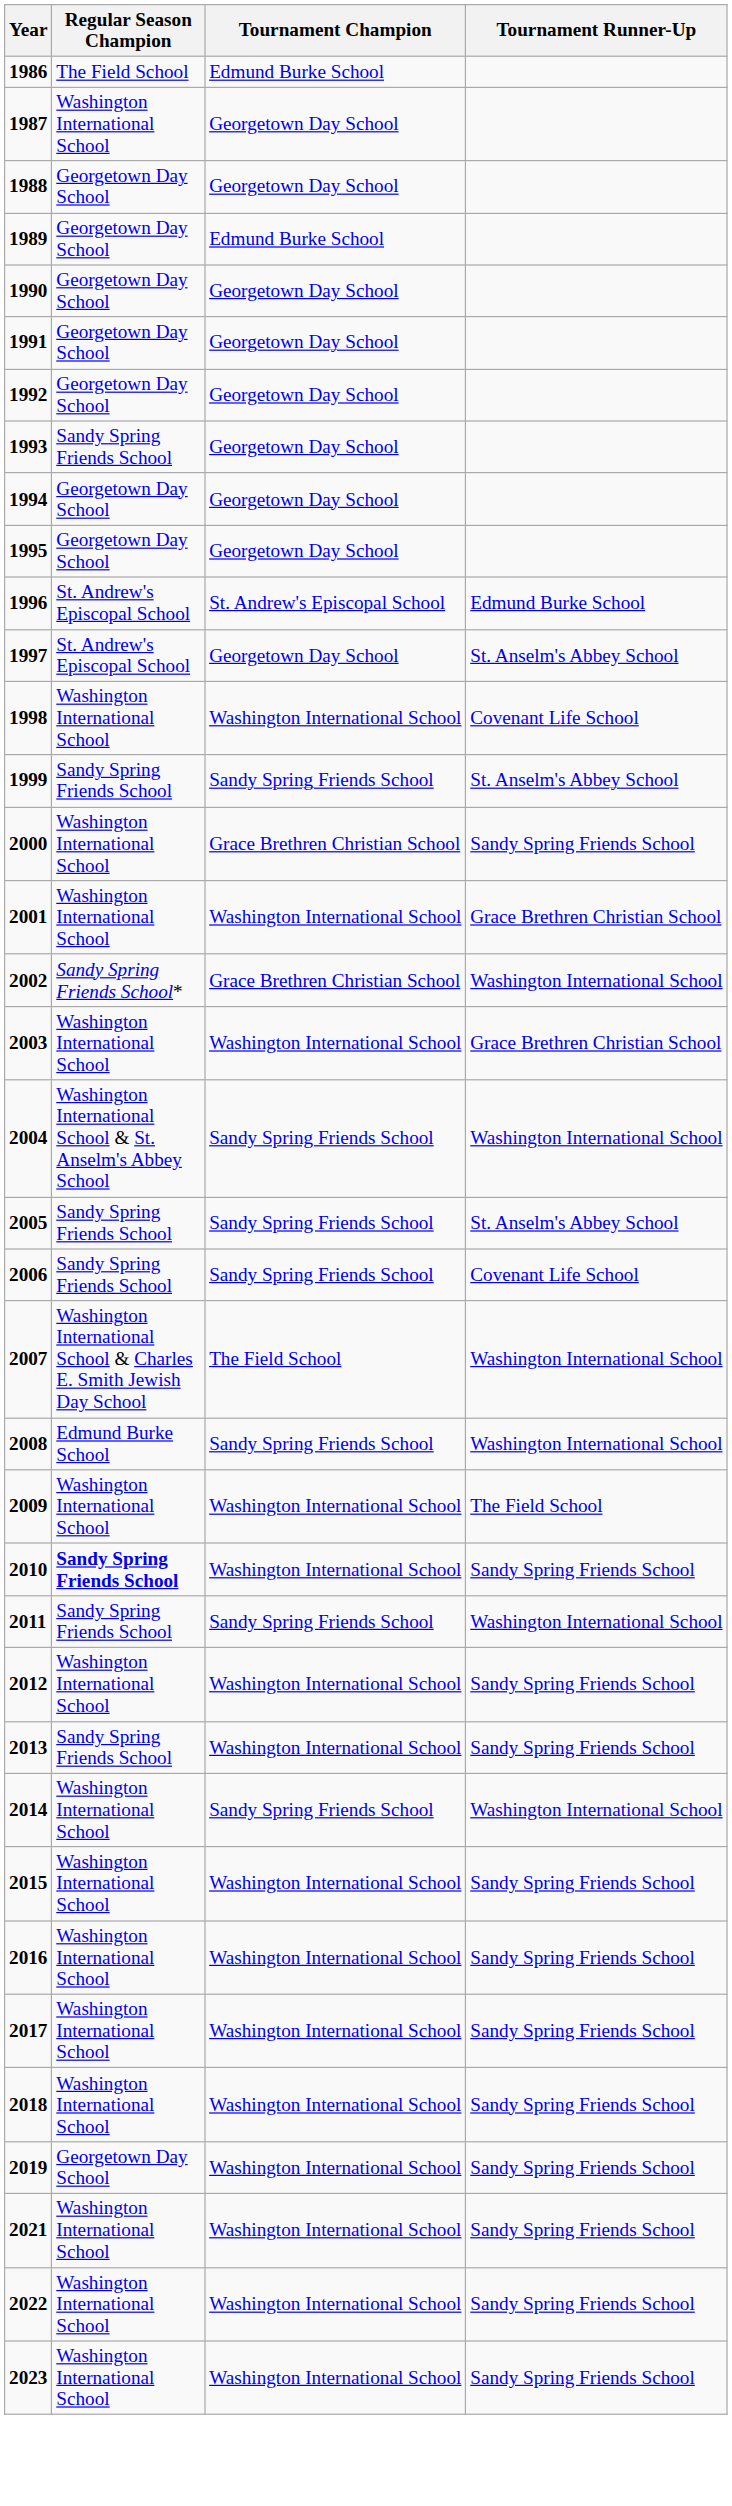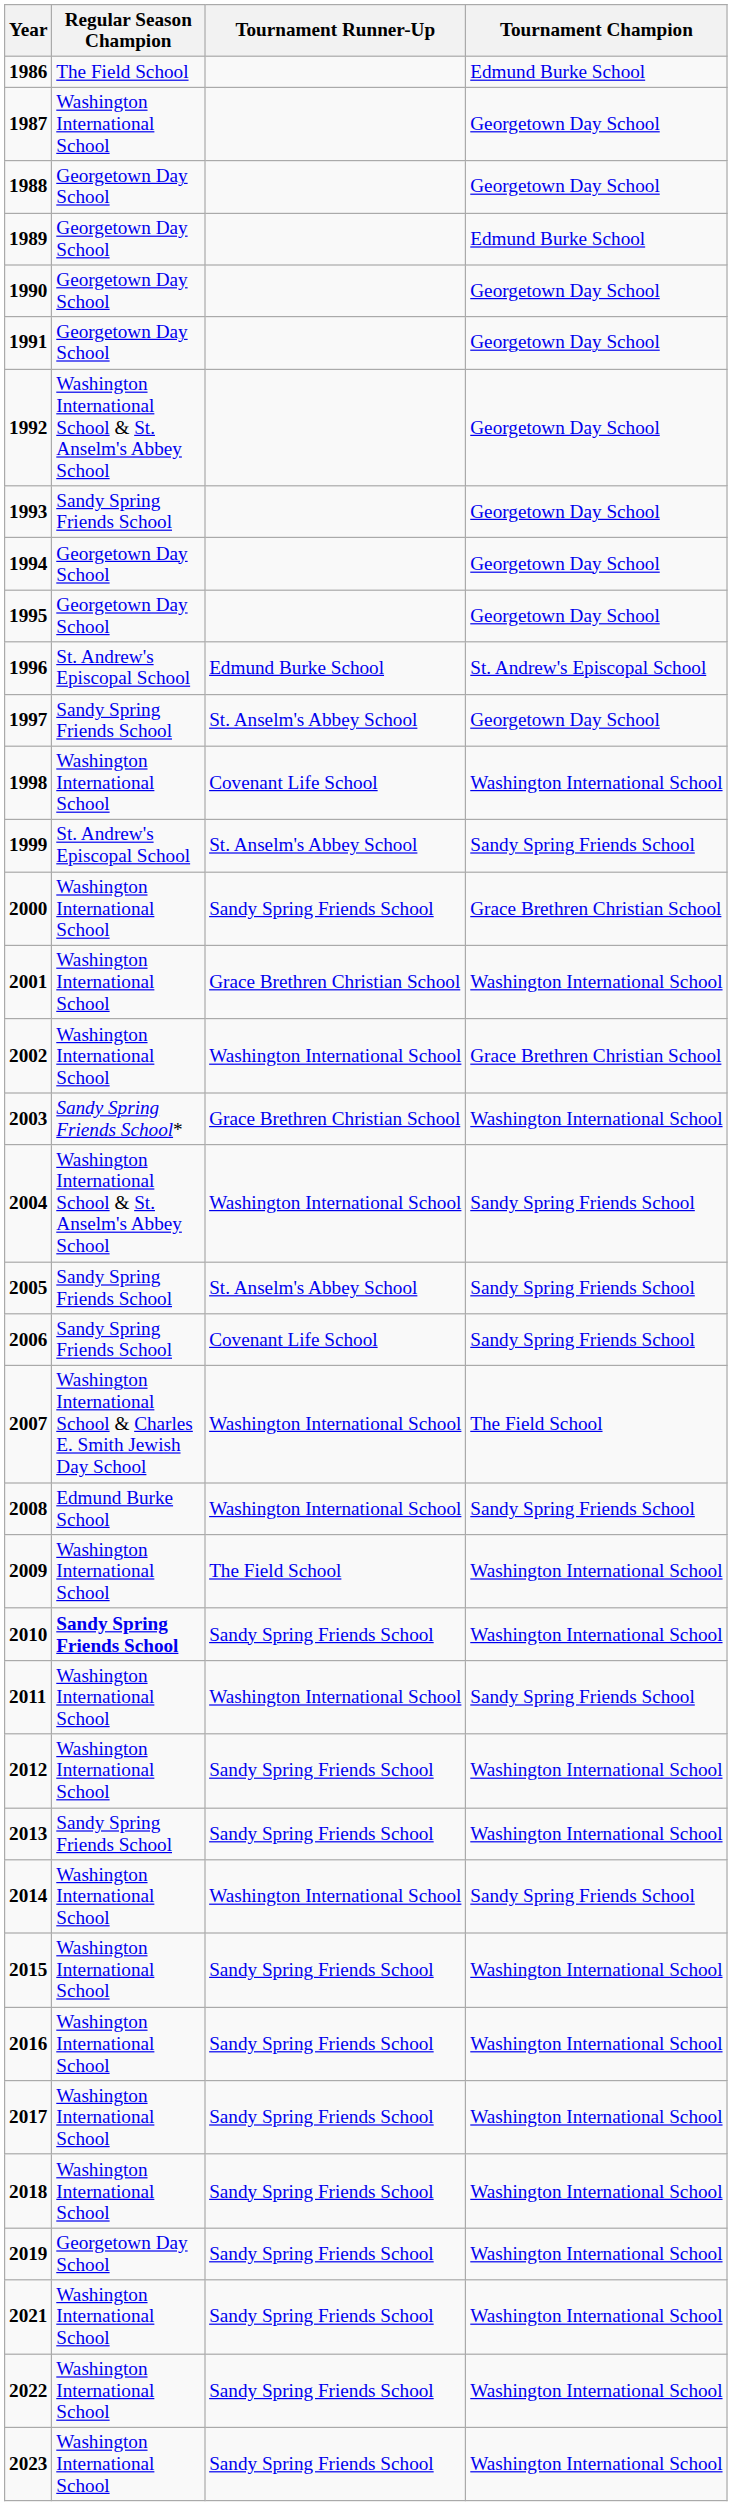columns swapped: (335, 30) <-> (596, 30)
(122, 394) Georgetown Day School -> (119, 427) Washington International School & St. Anselm's Abbey School
(123, 655) St. Andrew's Episcopal School -> (114, 719) Sandy Spring Friends School
(114, 780) Sandy Spring Friends School -> (123, 845) St. Andrew's Episcopal School
(119, 980) Sandy Spring Friends School* -> (105, 1055) Washington International School
(105, 1043) Washington International School -> (119, 1118) Sandy Spring Friends School*
(114, 1621) Sandy Spring Friends School -> (105, 1697) Washington International School
